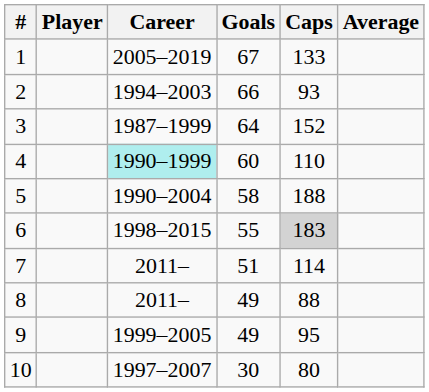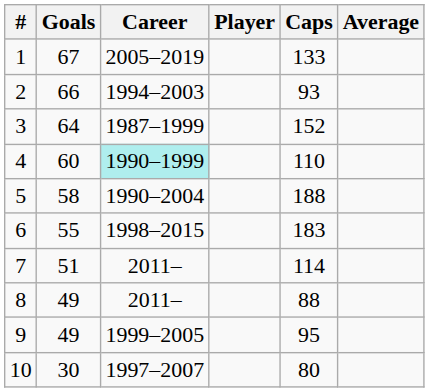columns swapped: (72, 21) <-> (248, 21)
(309, 230) lightgrey background -> (309, 230) no background
